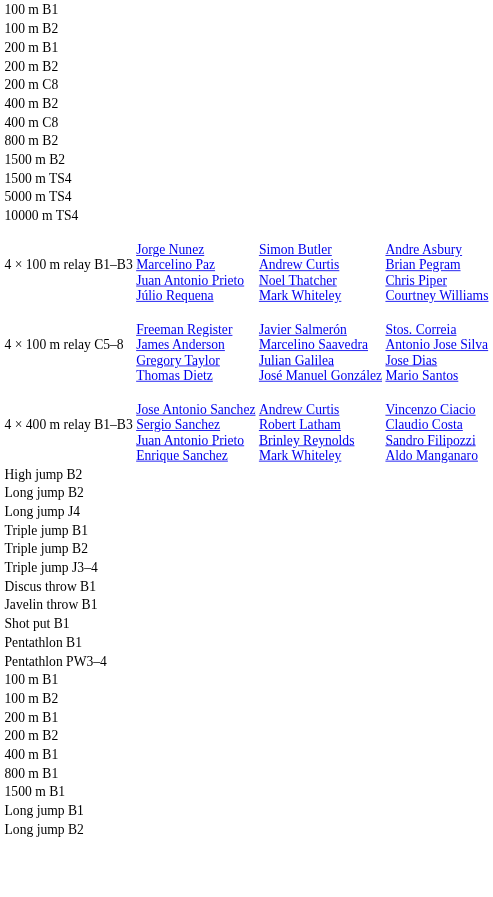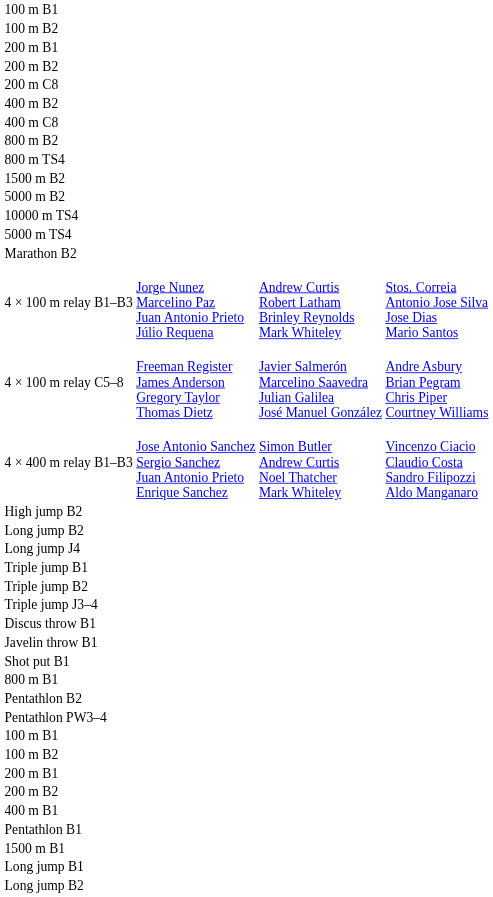+ row: (35, 159)
- row: (38, 178)
+ row: (35, 197)
rows swapped: (38, 197) <-> (41, 215)
+ row: (41, 253)
(300, 272) Simon Butler Andrew Curtis Noel Thatcher Mark Whiteley -> (307, 310) Andrew Curtis Robert Latham Brinley Reynolds Mark Whiteley
(437, 272) Andre Asbury Brian Pegram Chris Piper Courtney Williams -> (437, 310) Stos. Correia Antonio Jose Silva Jose Dias Mario Santos
(437, 352) Stos. Correia Antonio Jose Silva Jose Dias Mario Santos -> (437, 390) Andre Asbury Brian Pegram Chris Piper Courtney Williams
(307, 432) Andrew Curtis Robert Latham Brinley Reynolds Mark Whiteley -> (300, 470) Simon Butler Andrew Curtis Noel Thatcher Mark Whiteley
rows swapped: (43, 642) <-> (31, 773)
+ row: (43, 698)
